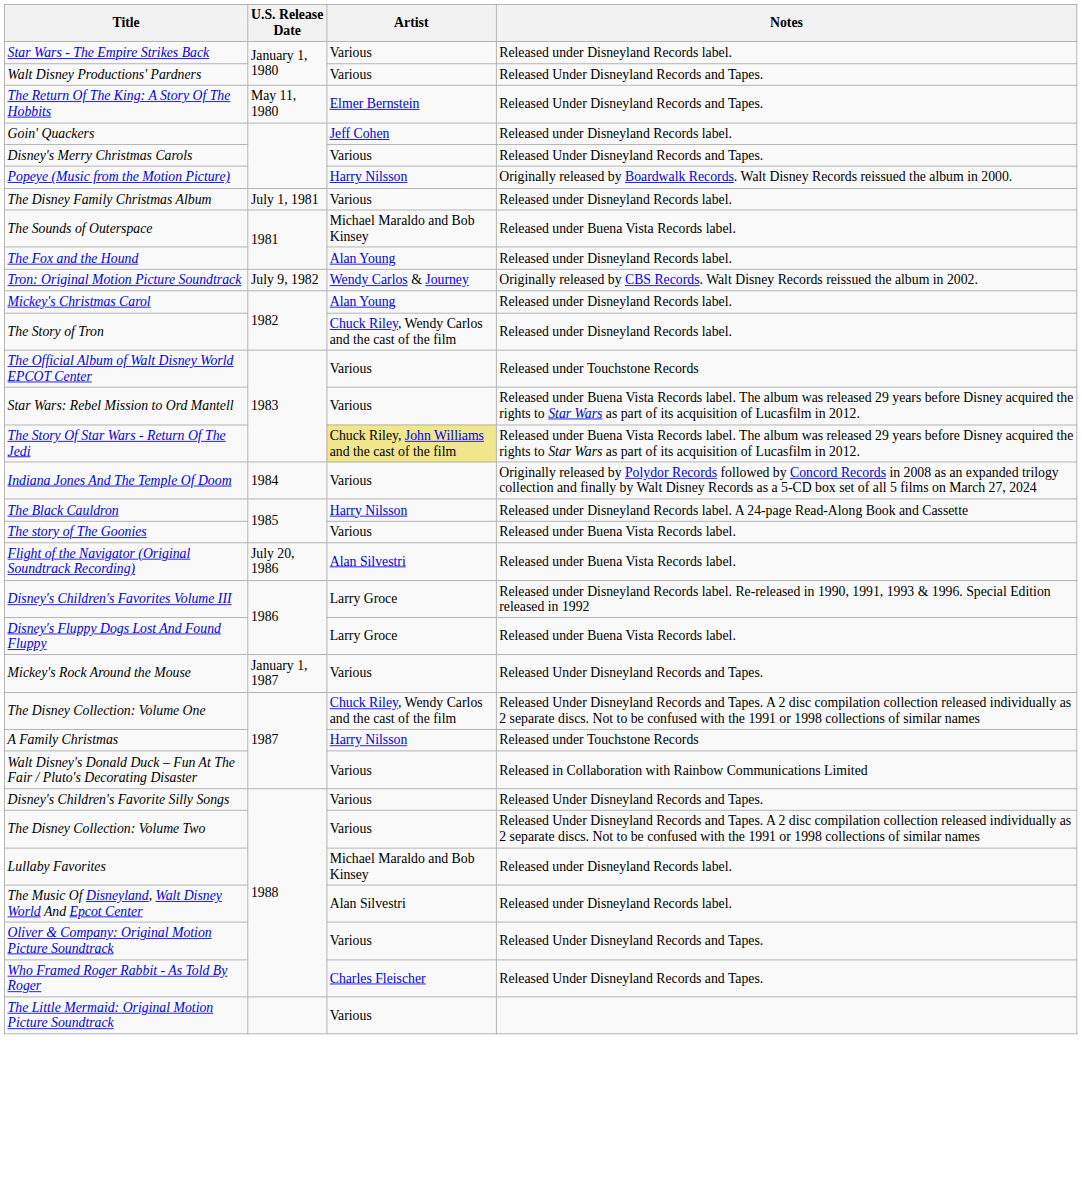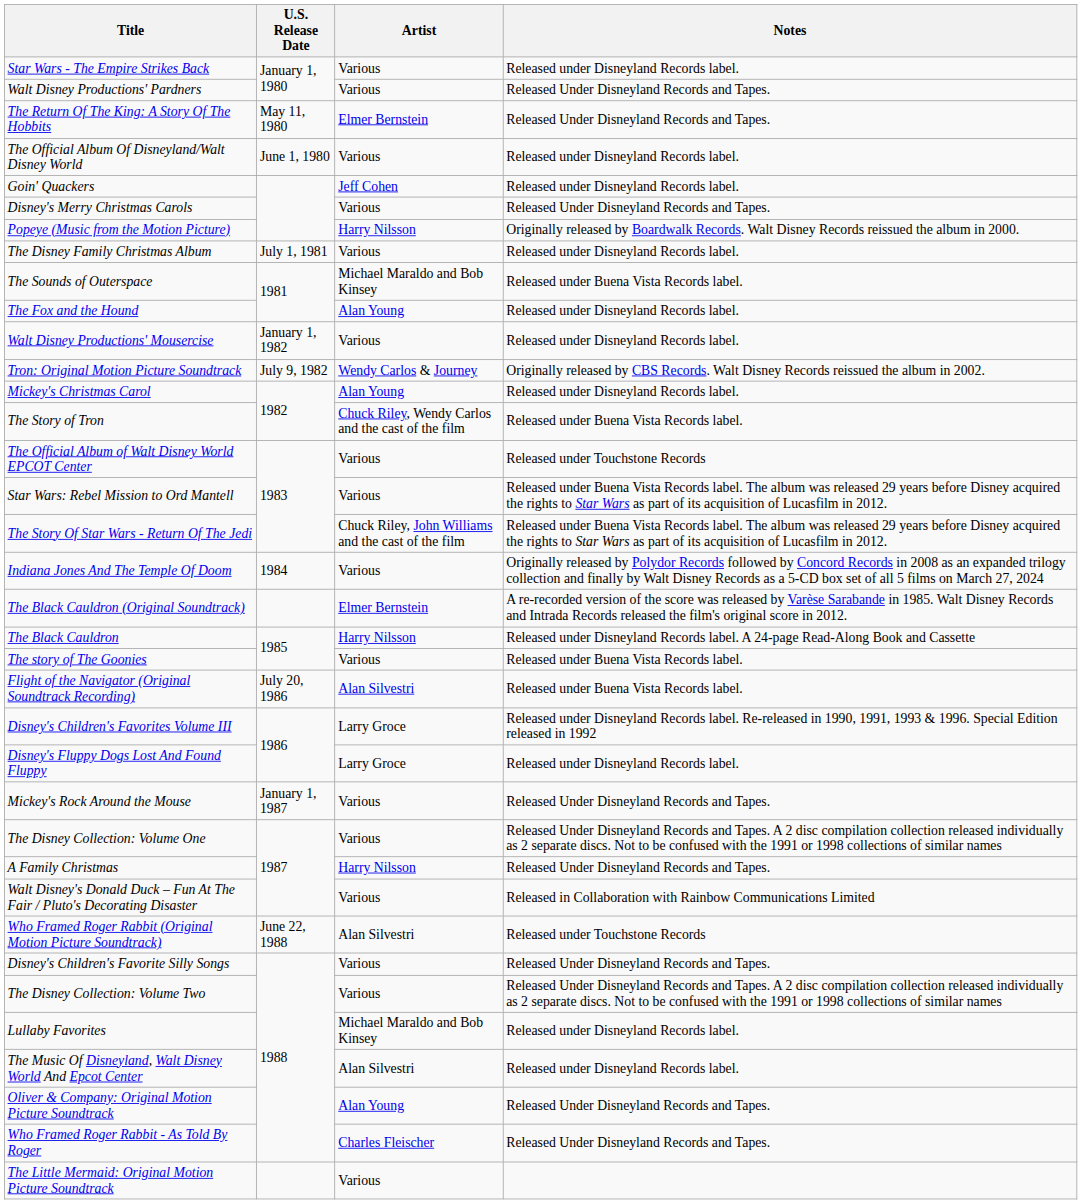+ row: (116, 156)
+ row: (111, 340)
(616, 331) Released under Disneyland Records label. -> (624, 421) Released under Buena Vista Records label.
(407, 443) khaki background -> (415, 533) no background
+ row: (126, 608)
(618, 636) Released under Buena Vista Records label. -> (623, 763) Released under Disneyland Records label.
(406, 710) Chuck Riley, Wendy Carlos and the cast of the film -> (359, 838) Various
(599, 740) Released under Touchstone Records -> (638, 867) Released Under Disneyland Records and Tapes.
+ row: (110, 934)
(351, 940) Various -> (371, 1105) Alan Young
